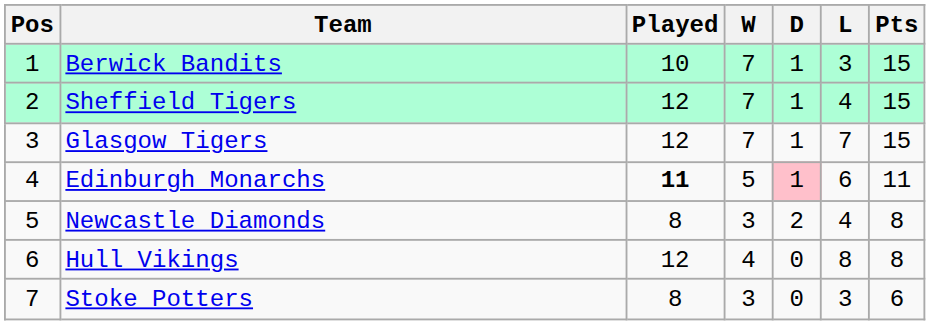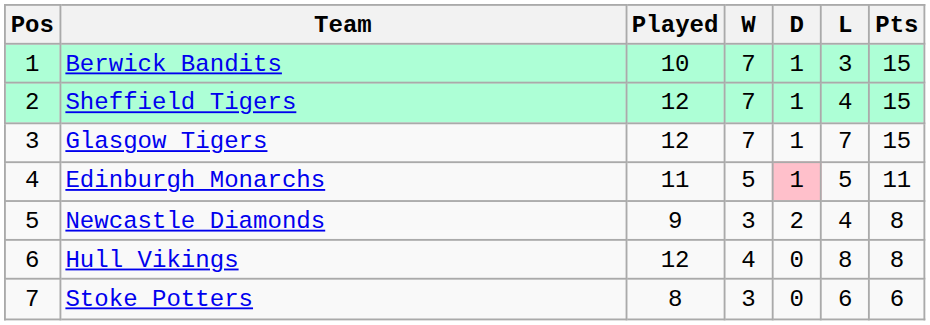(675, 181) bold -> (675, 181) normal
(845, 181) 6 -> (845, 181) 5
(675, 221) 8 -> (675, 221) 9
(845, 299) 3 -> (845, 299) 6
